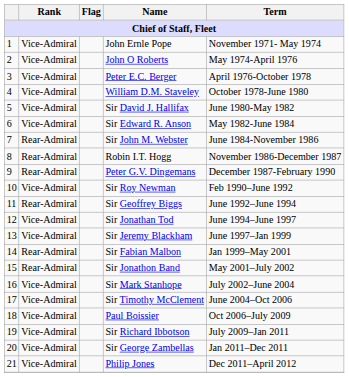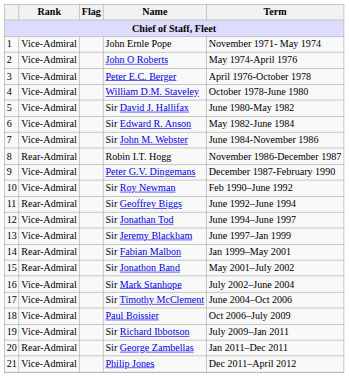(49, 140) Rear-Admiral -> (49, 140) Vice-Admiral
(49, 172) Rear-Admiral -> (49, 172) Vice-Admiral
(49, 348) Vice-Admiral -> (49, 348) Rear-Admiral
